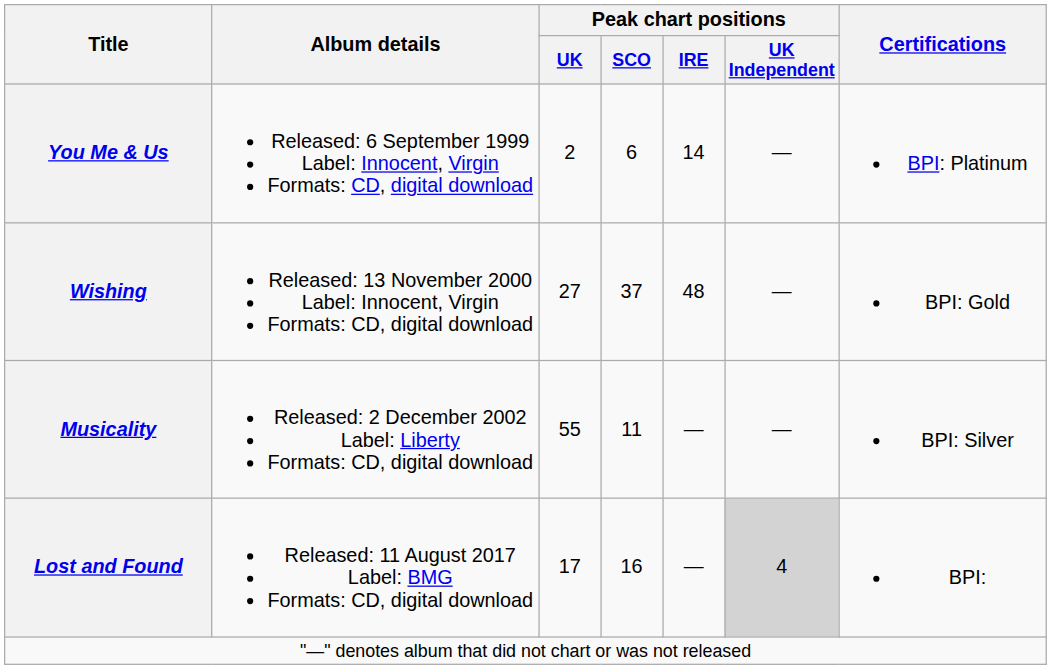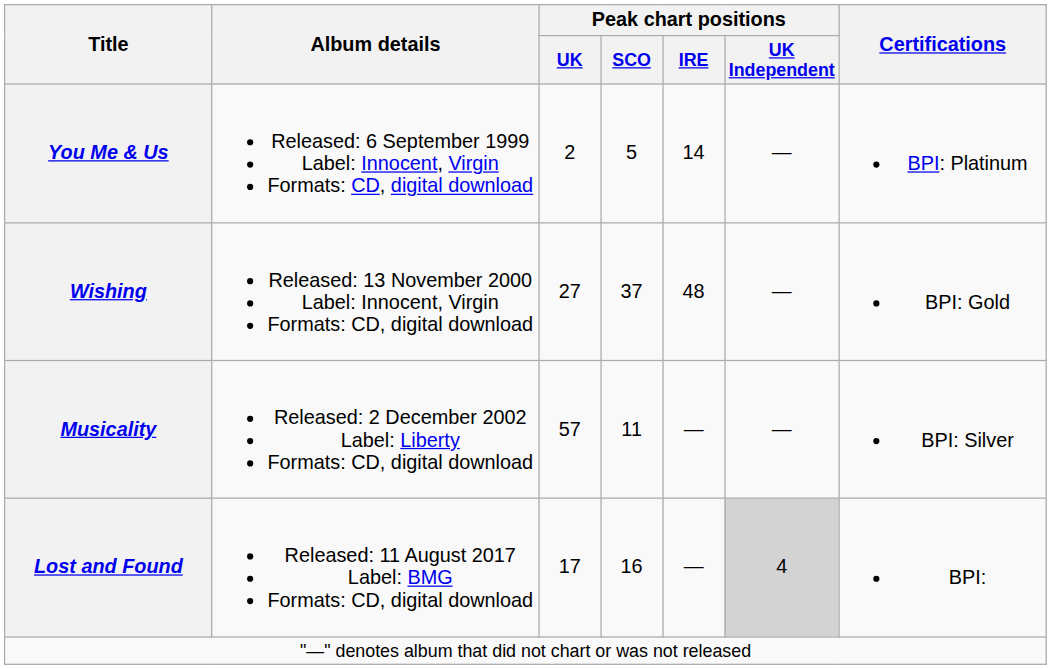(632, 153) 6 -> (632, 153) 5
(570, 429) 55 -> (570, 429) 57
